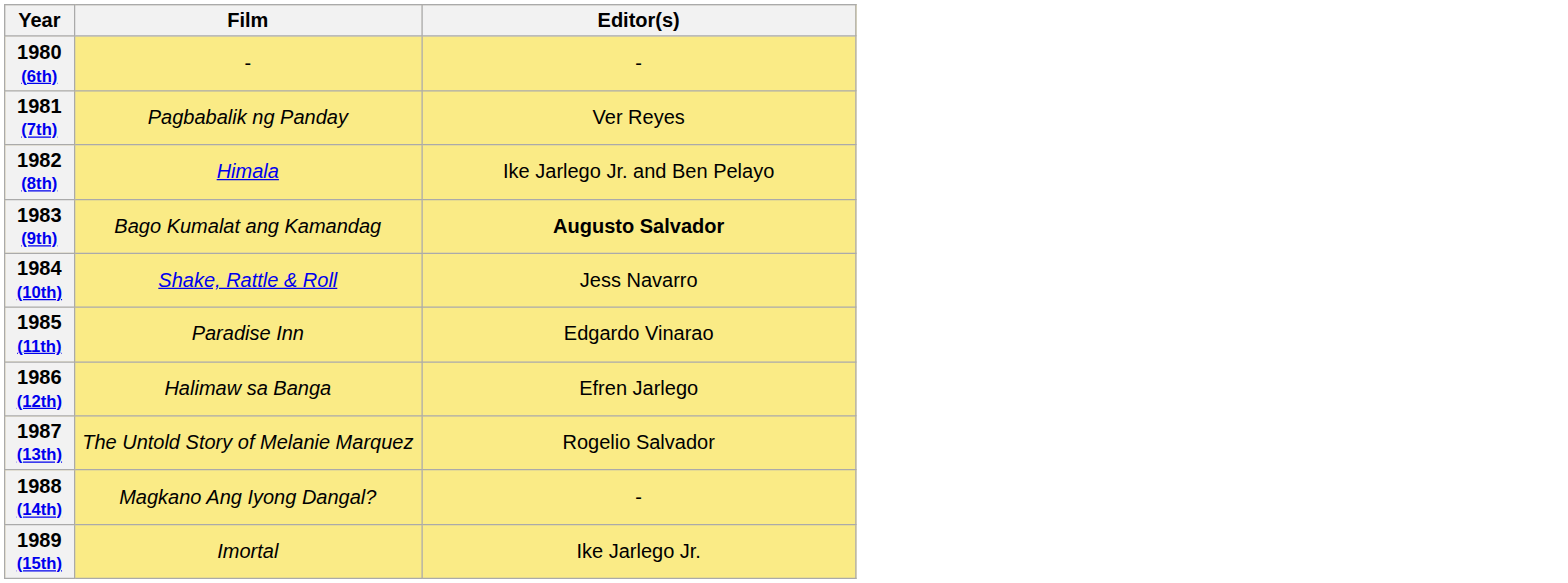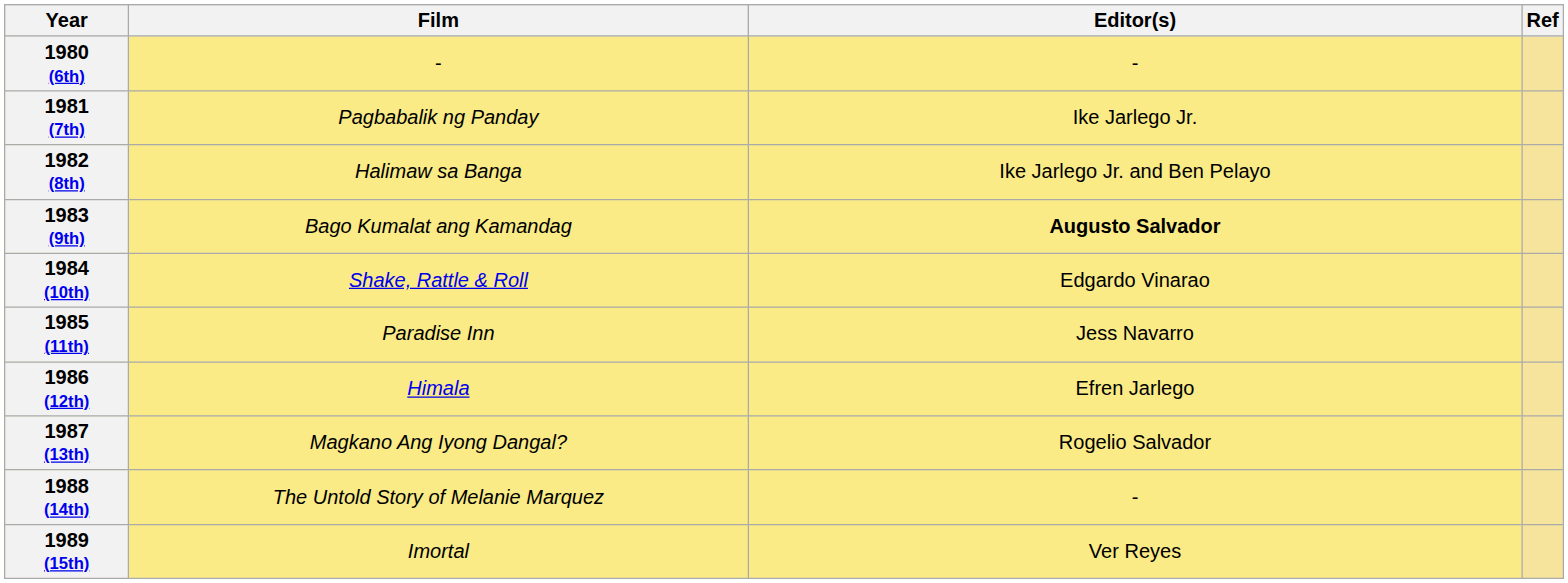+ column: (1543, 20)
(639, 117) Ver Reyes -> (1135, 117) Ike Jarlego Jr.
(248, 171) Himala -> (438, 171) Halimaw sa Banga
(639, 280) Jess Navarro -> (1135, 280) Edgardo Vinarao
(639, 334) Edgardo Vinarao -> (1135, 334) Jess Navarro
(248, 388) Halimaw sa Banga -> (438, 388) Himala
(248, 442) The Untold Story of Melanie Marquez -> (438, 442) Magkano Ang Iyong Dangal?
(248, 497) Magkano Ang Iyong Dangal? -> (438, 497) The Untold Story of Melanie Marquez
(639, 551) Ike Jarlego Jr. -> (1135, 551) Ver Reyes
